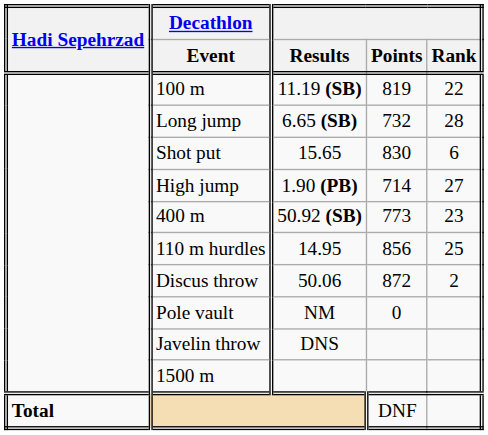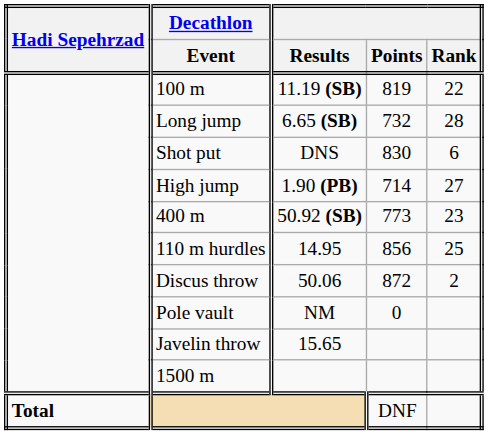(320, 153) 15.65 -> (320, 153) DNS
(320, 344) DNS -> (320, 344) 15.65
